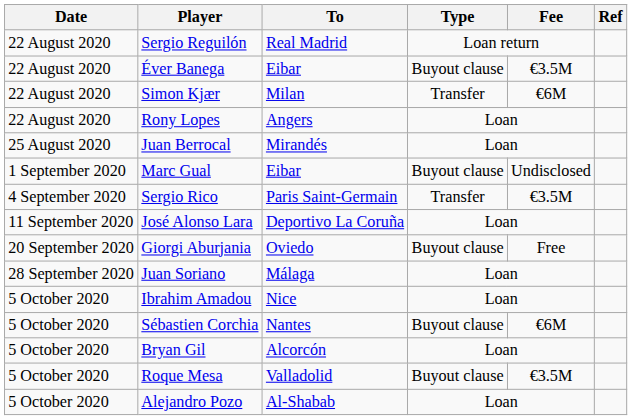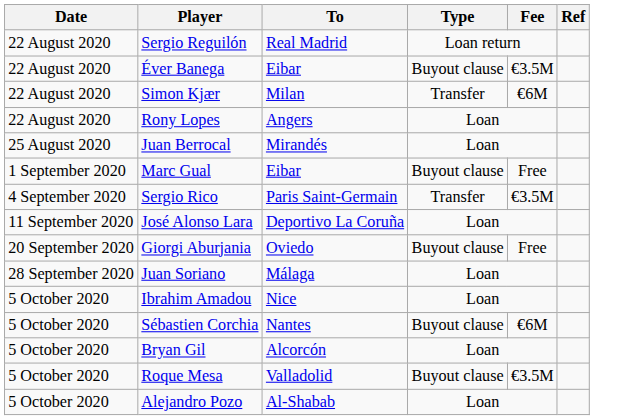(551, 171) Undisclosed -> (532, 171) Free
